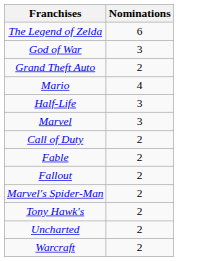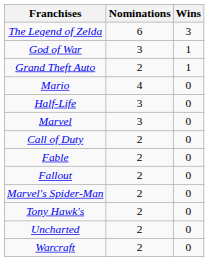+ column: (188, 13)
